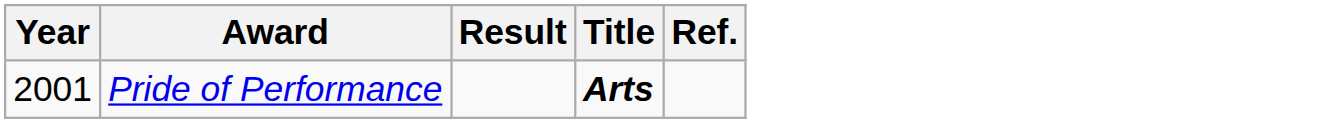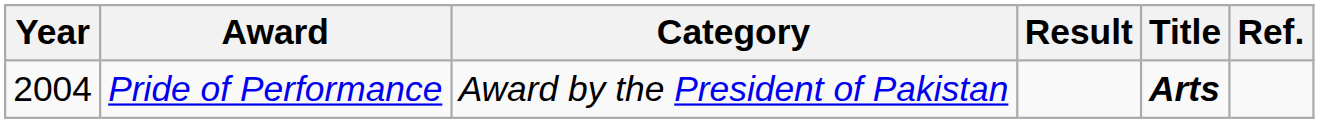+ column: (733, 32)
(53, 88) 2001 -> (53, 88) 2004
